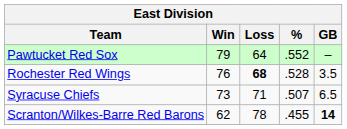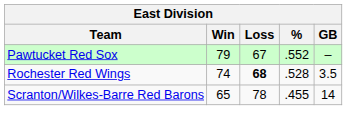(260, 54) 64 -> (260, 54) 67
(223, 74) 76 -> (223, 74) 74
- row: (53, 94)
(223, 114) 62 -> (223, 94) 65
(328, 114) bold -> (328, 94) normal
